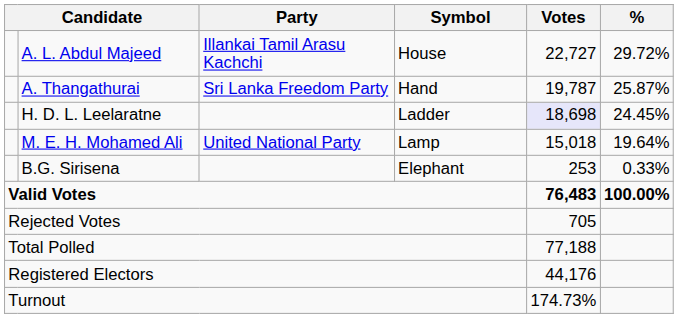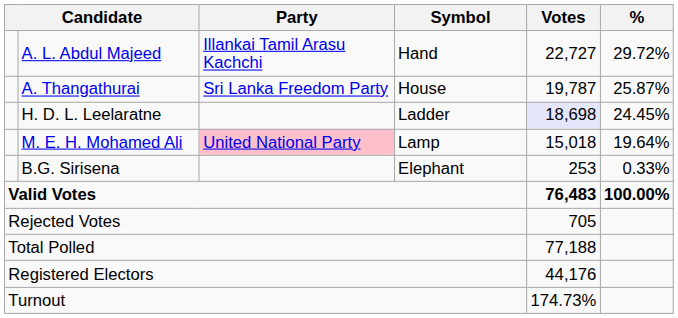(422, 53) House -> (418, 53) Hand
(418, 89) Hand -> (422, 89) House
(282, 141) no background -> (282, 141) pink background
